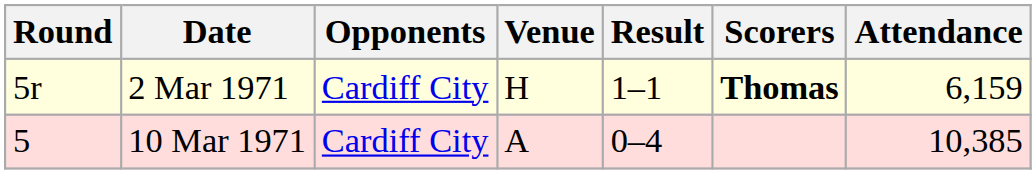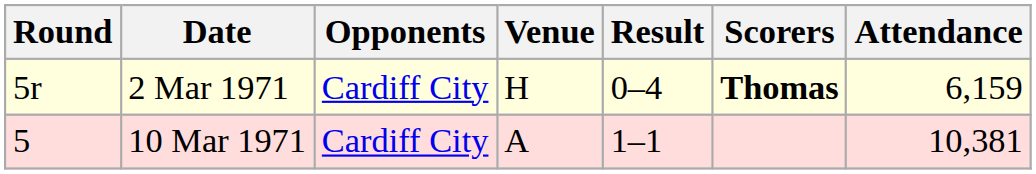(636, 86) 1–1 -> (636, 86) 0–4
(636, 140) 0–4 -> (636, 140) 1–1
(975, 140) 10,385 -> (975, 140) 10,381
